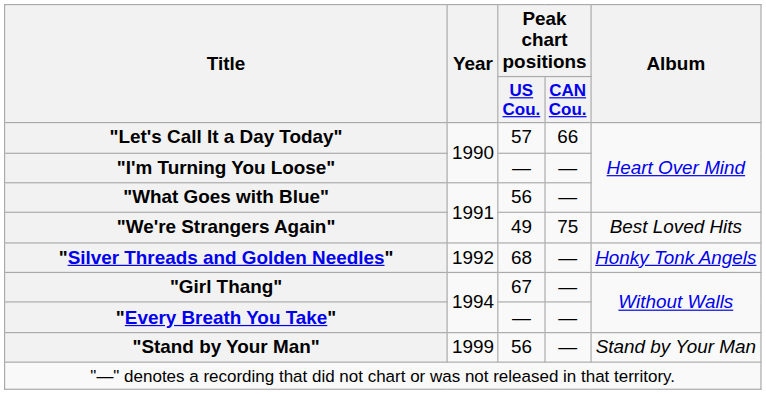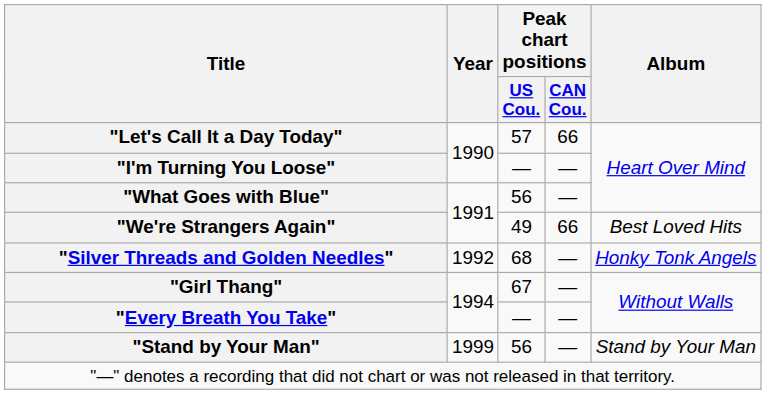(568, 227) 75 -> (568, 227) 66
